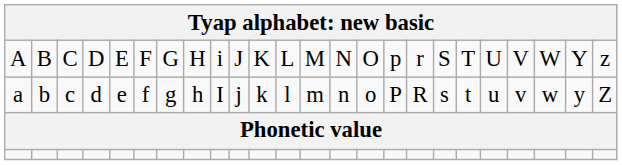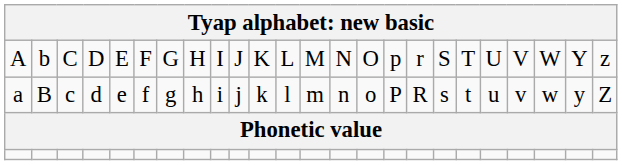(44, 58) B -> (44, 58) b
(220, 58) i -> (220, 58) I
(44, 94) b -> (44, 94) B
(220, 94) I -> (220, 94) i
